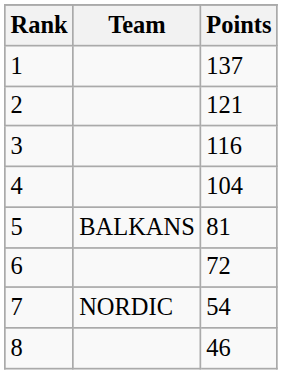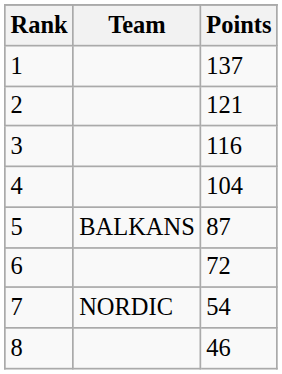(218, 226) 81 -> (218, 226) 87
